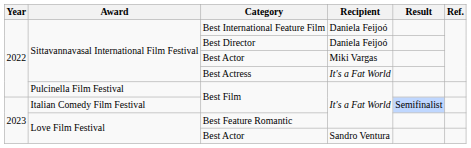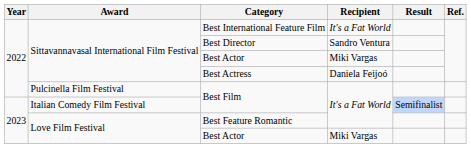(358, 27) Daniela Feijoó -> (360, 27) It's a Fat World
(358, 43) Daniela Feijoó -> (360, 43) Sandro Ventura
(360, 74) It's a Fat World -> (358, 74) Daniela Feijoó
(360, 136) Sandro Ventura -> (353, 136) Miki Vargas
